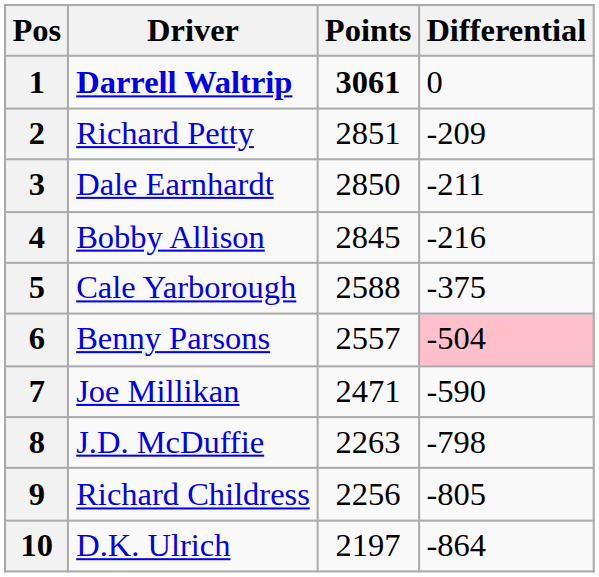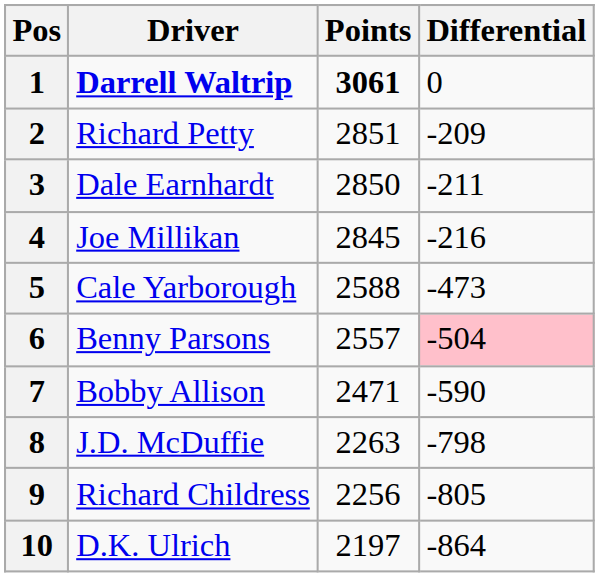(170, 236) Bobby Allison -> (158, 236) Joe Millikan
(456, 287) -375 -> (456, 287) -473
(158, 390) Joe Millikan -> (170, 390) Bobby Allison
